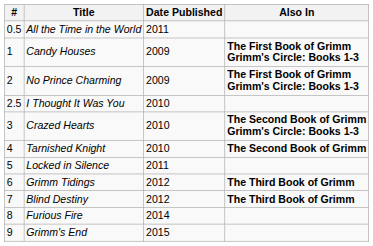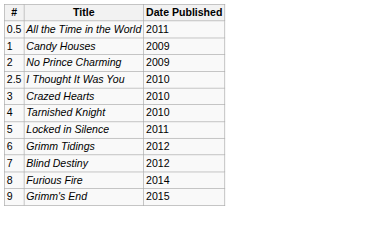- column: (297, 12)
